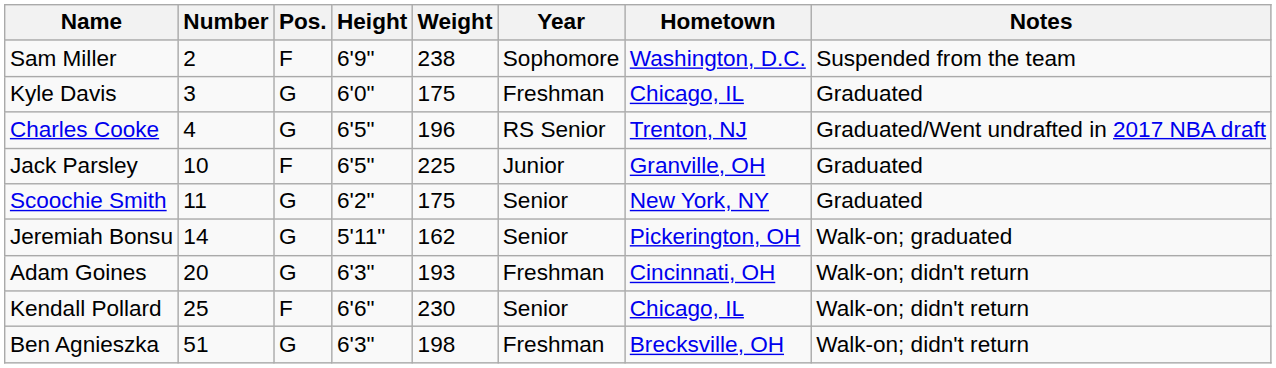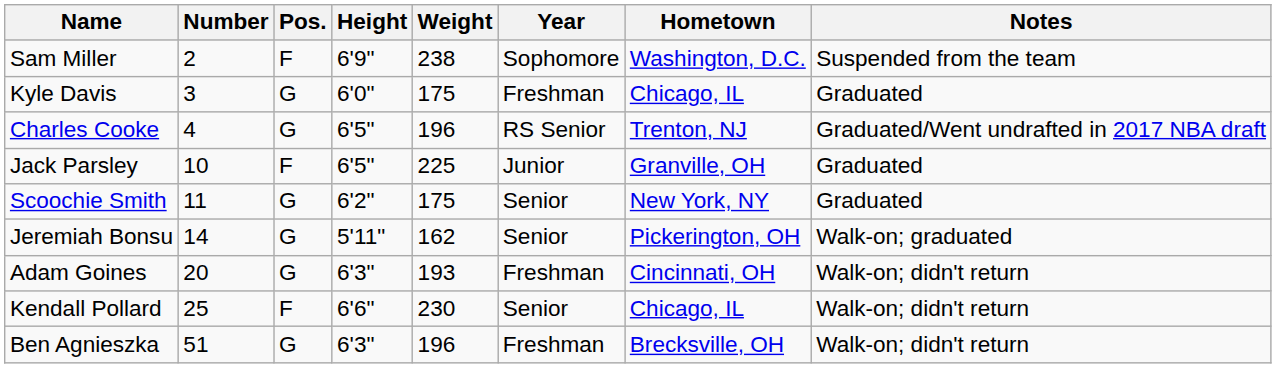(436, 344) 198 -> (436, 344) 196
